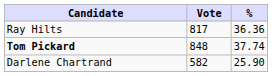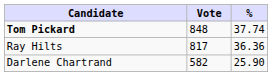rows swapped: (41, 46) <-> (35, 30)
